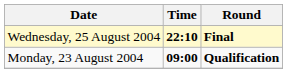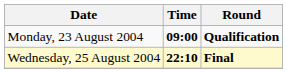rows swapped: (75, 57) <-> (84, 36)
